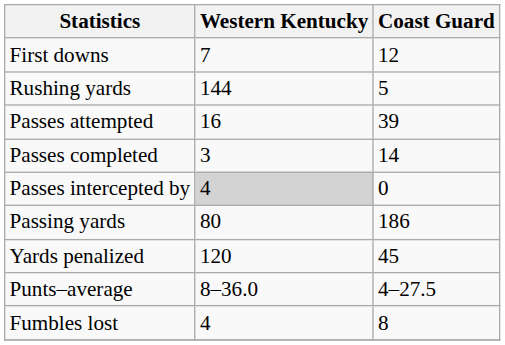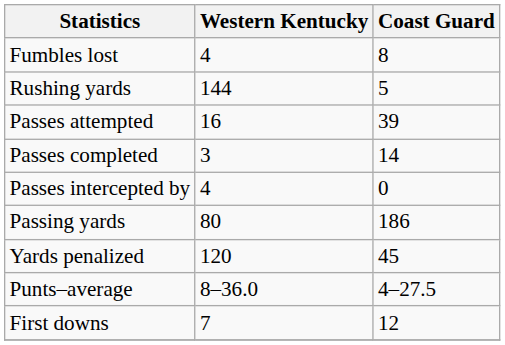rows swapped: (59, 54) <-> (64, 322)
(205, 188) lightgrey background -> (205, 188) no background
